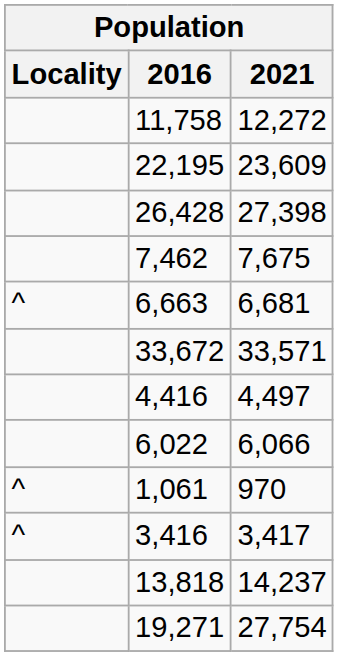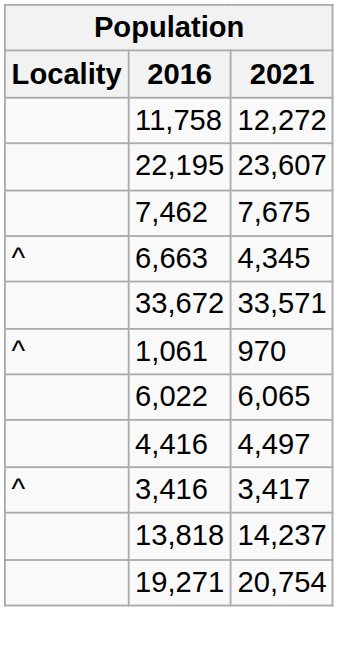(282, 166) 23,609 -> (282, 166) 23,607
- row: (180, 212)
(274, 304) 6,681 -> (274, 258) 4,345
rows swapped: (172, 489) <-> (172, 397)
(274, 443) 6,066 -> (274, 397) 6,065
(282, 627) 27,754 -> (282, 581) 20,754
